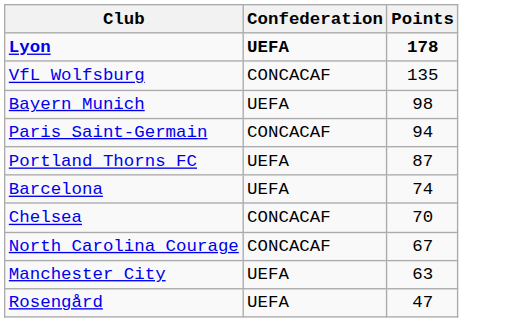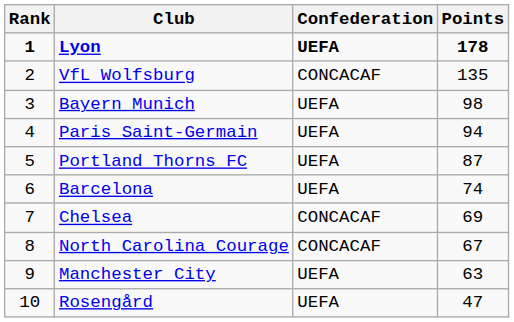+ column: (30, 19)
(289, 132) CONCACAF -> (318, 132) UEFA
(423, 218) 70 -> (473, 218) 69
